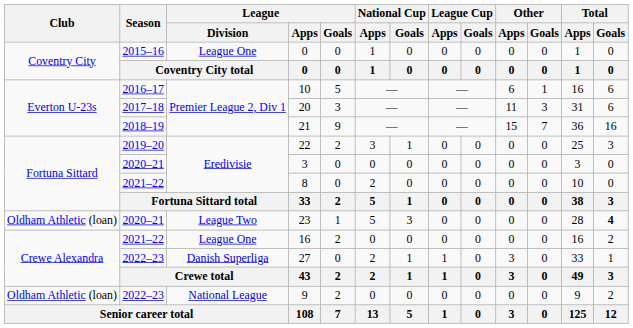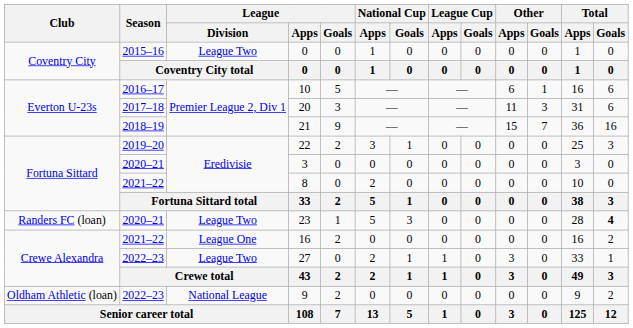(228, 51) League One -> (228, 51) League Two
(62, 220) Oldham Athletic (loan) -> (62, 220) Randers FC (loan)
(228, 257) Danish Superliga -> (228, 257) League Two
